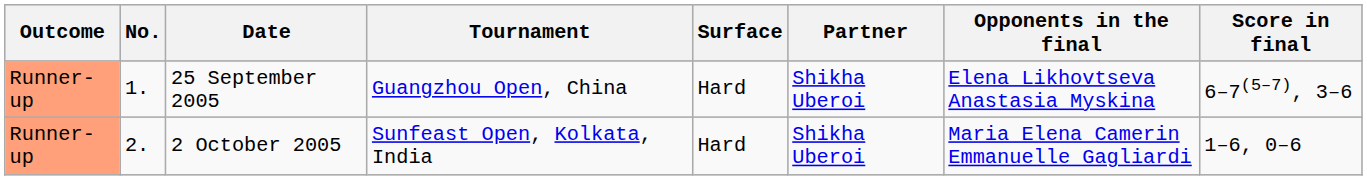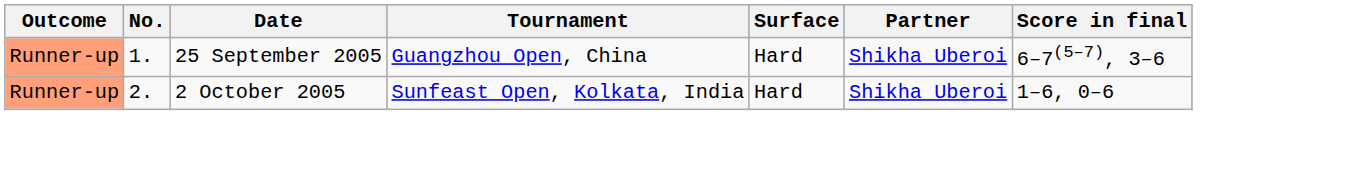- column: (1071, 33)
